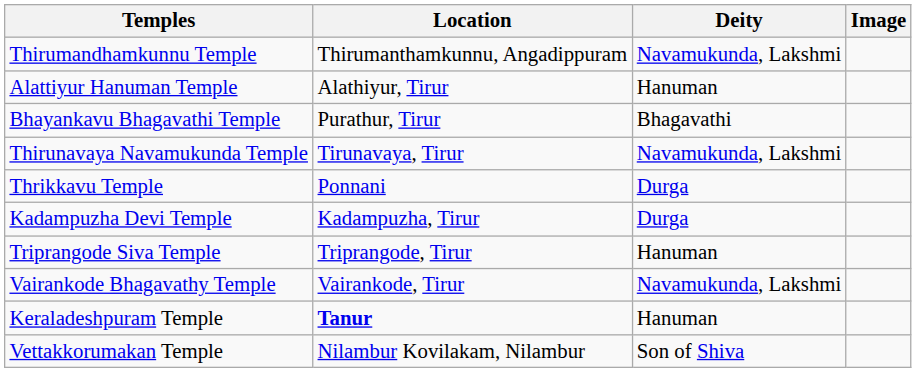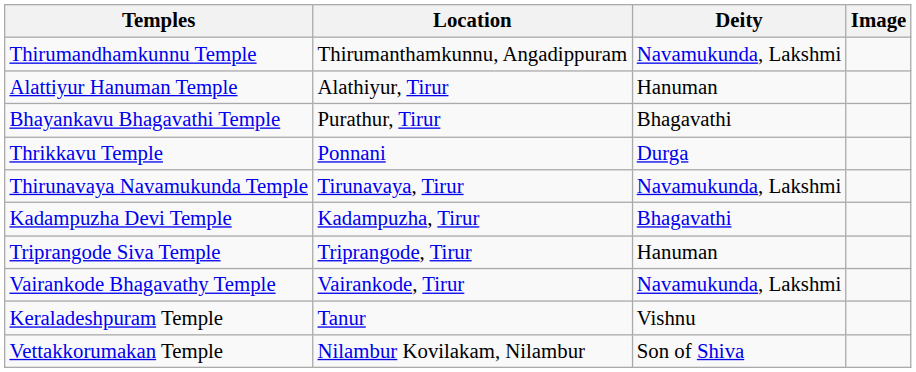rows swapped: (86, 185) <-> (159, 152)
(663, 218) Durga -> (684, 218) Bhagavathi
(345, 317) bold -> (342, 317) normal
(677, 317) Hanuman -> (666, 317) Vishnu
